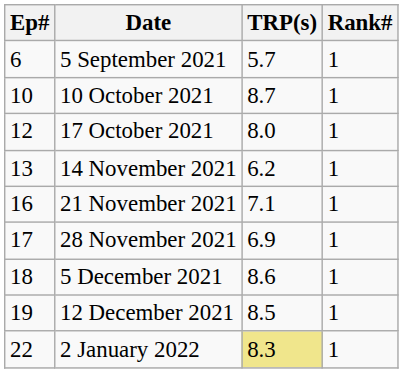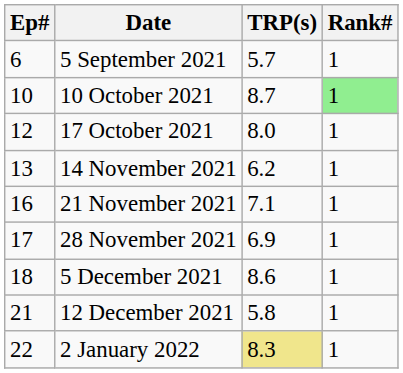(333, 95) no background -> (333, 95) lightgreen background
(21, 312) 19 -> (21, 312) 21
(261, 312) 8.5 -> (261, 312) 5.8
